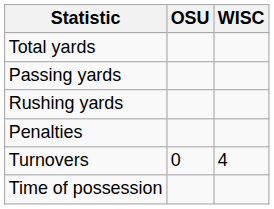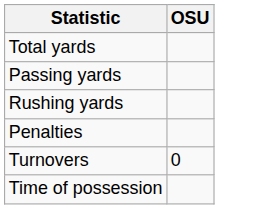- column: (241, 18)
